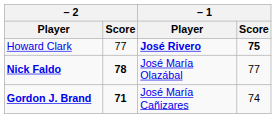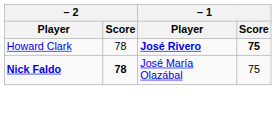(120, 47) 77 -> (120, 47) 78
(254, 70) 77 -> (254, 70) 75
- row: (49, 99)
